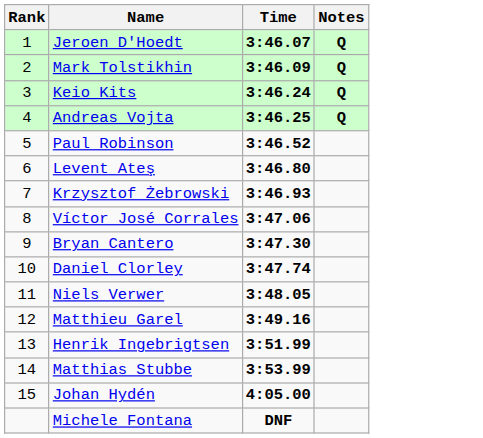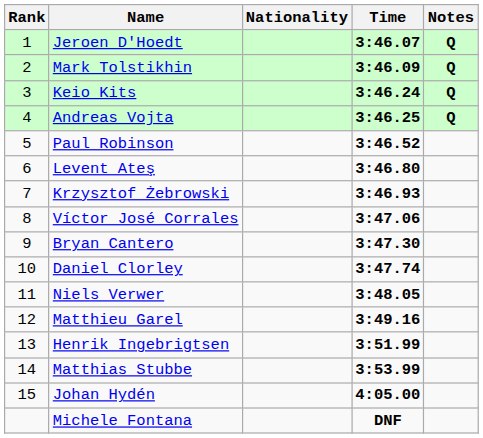+ column: (297, 17)
